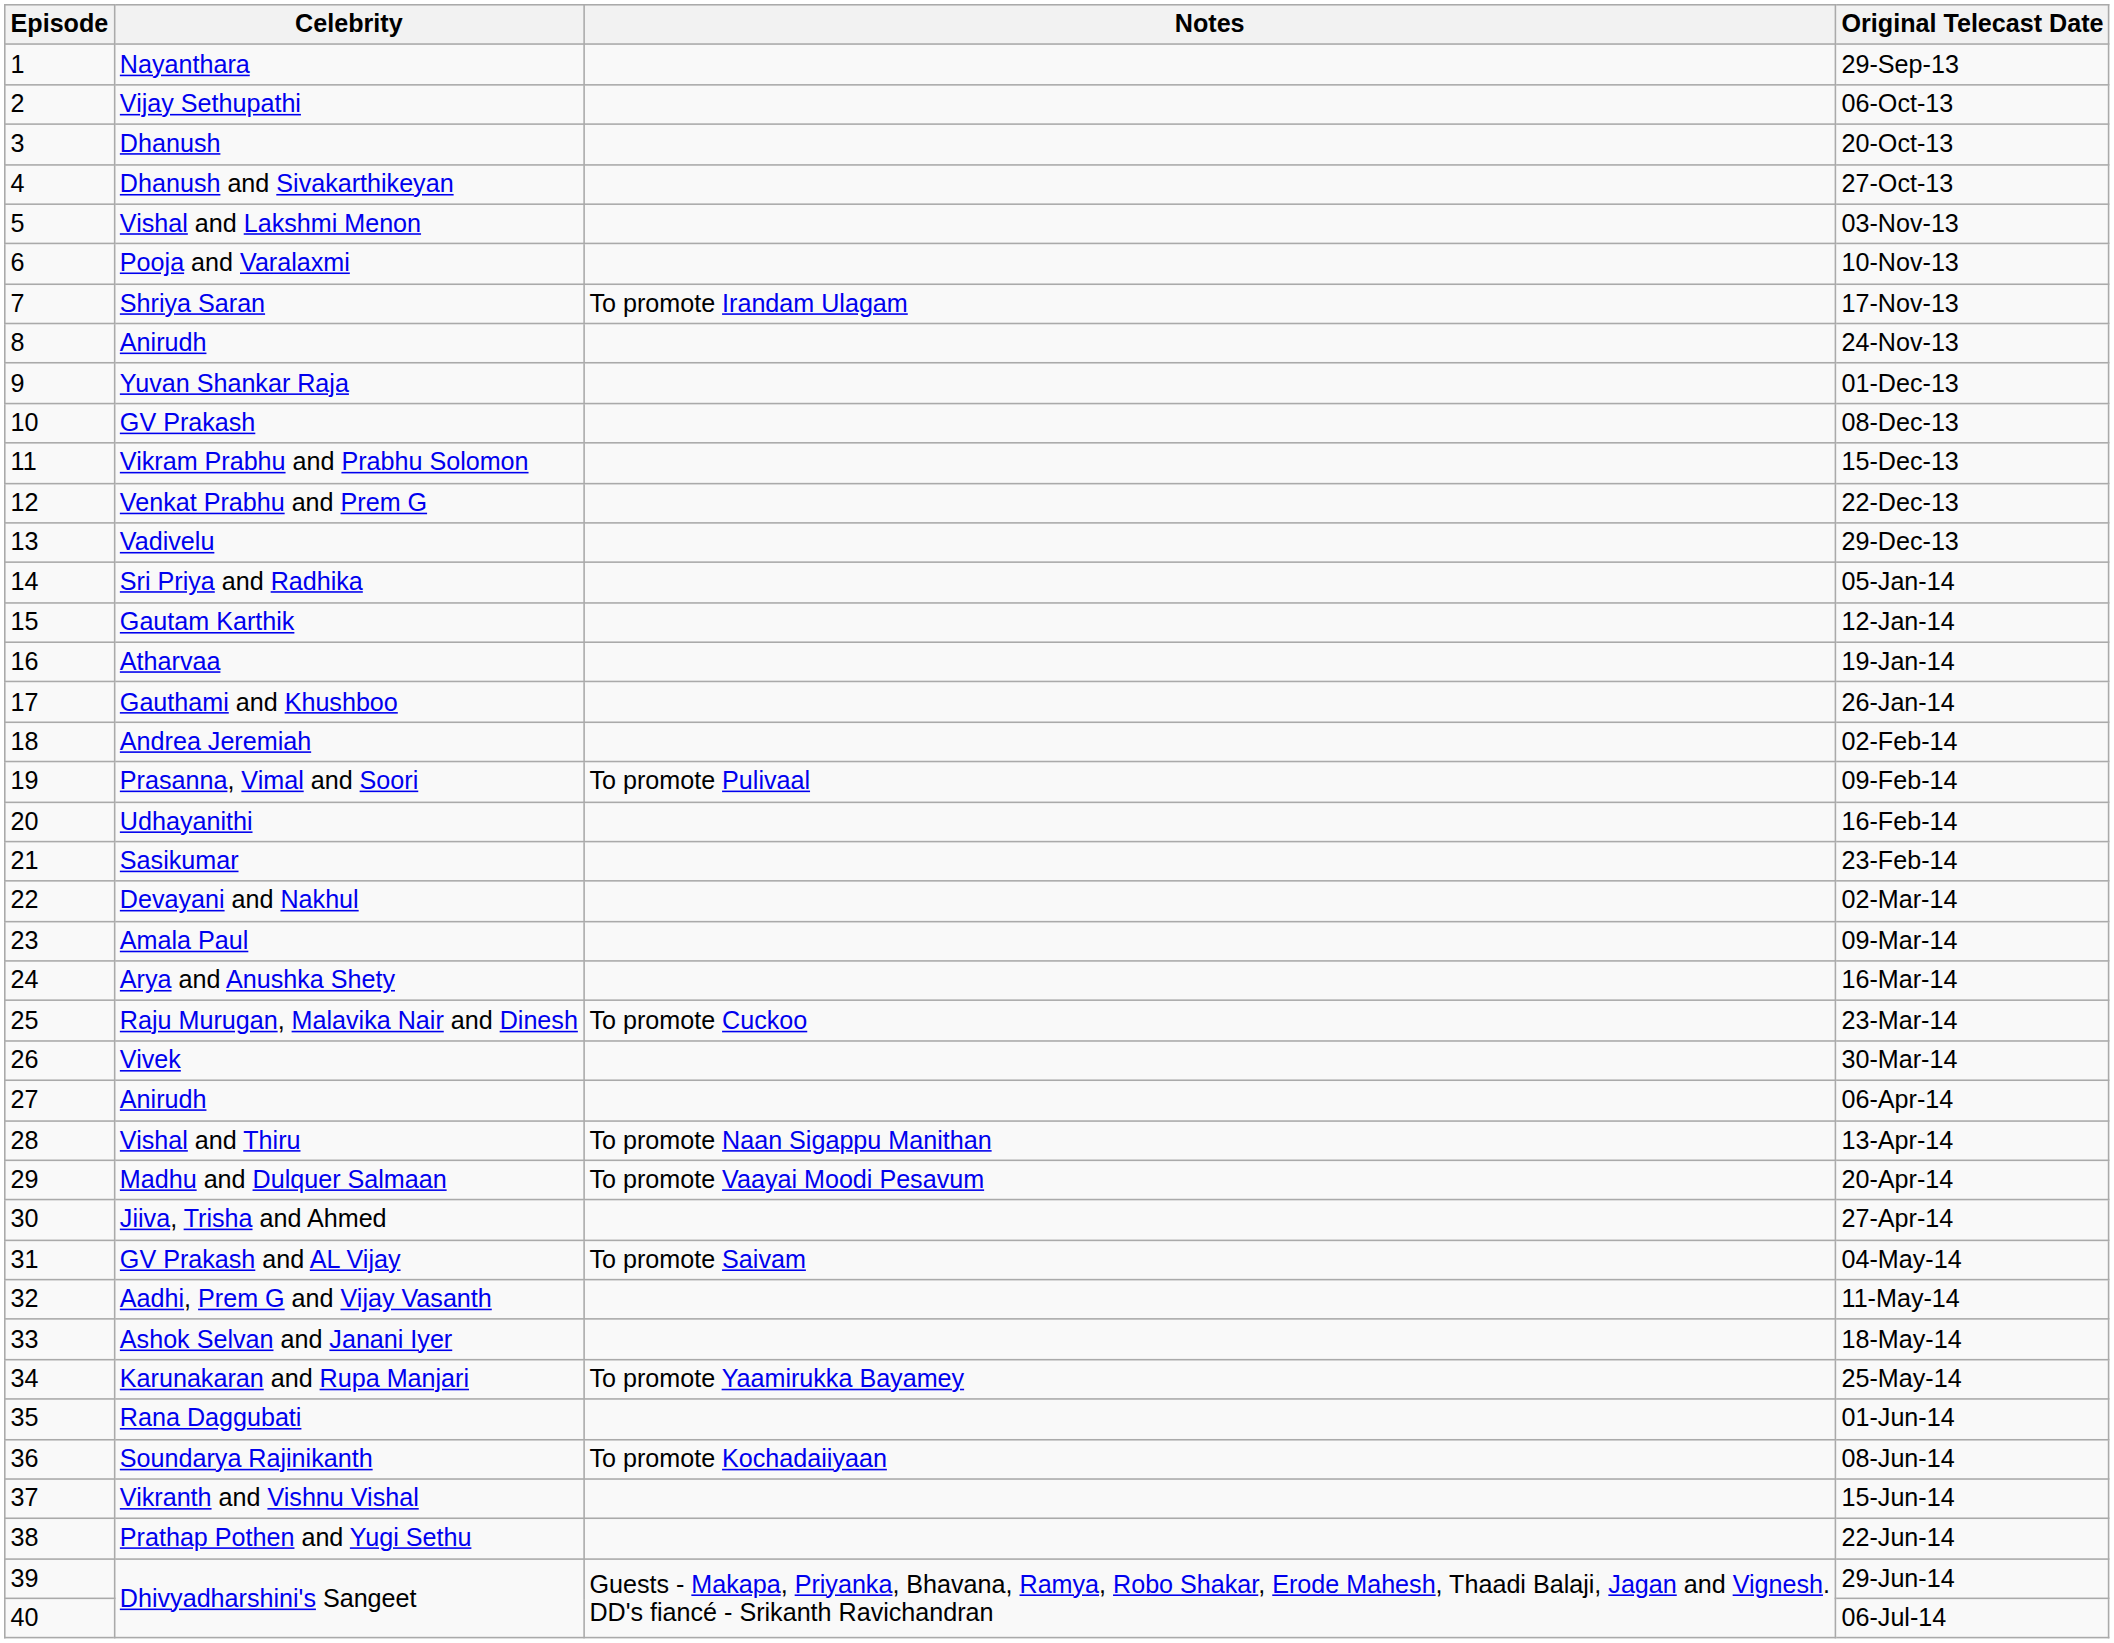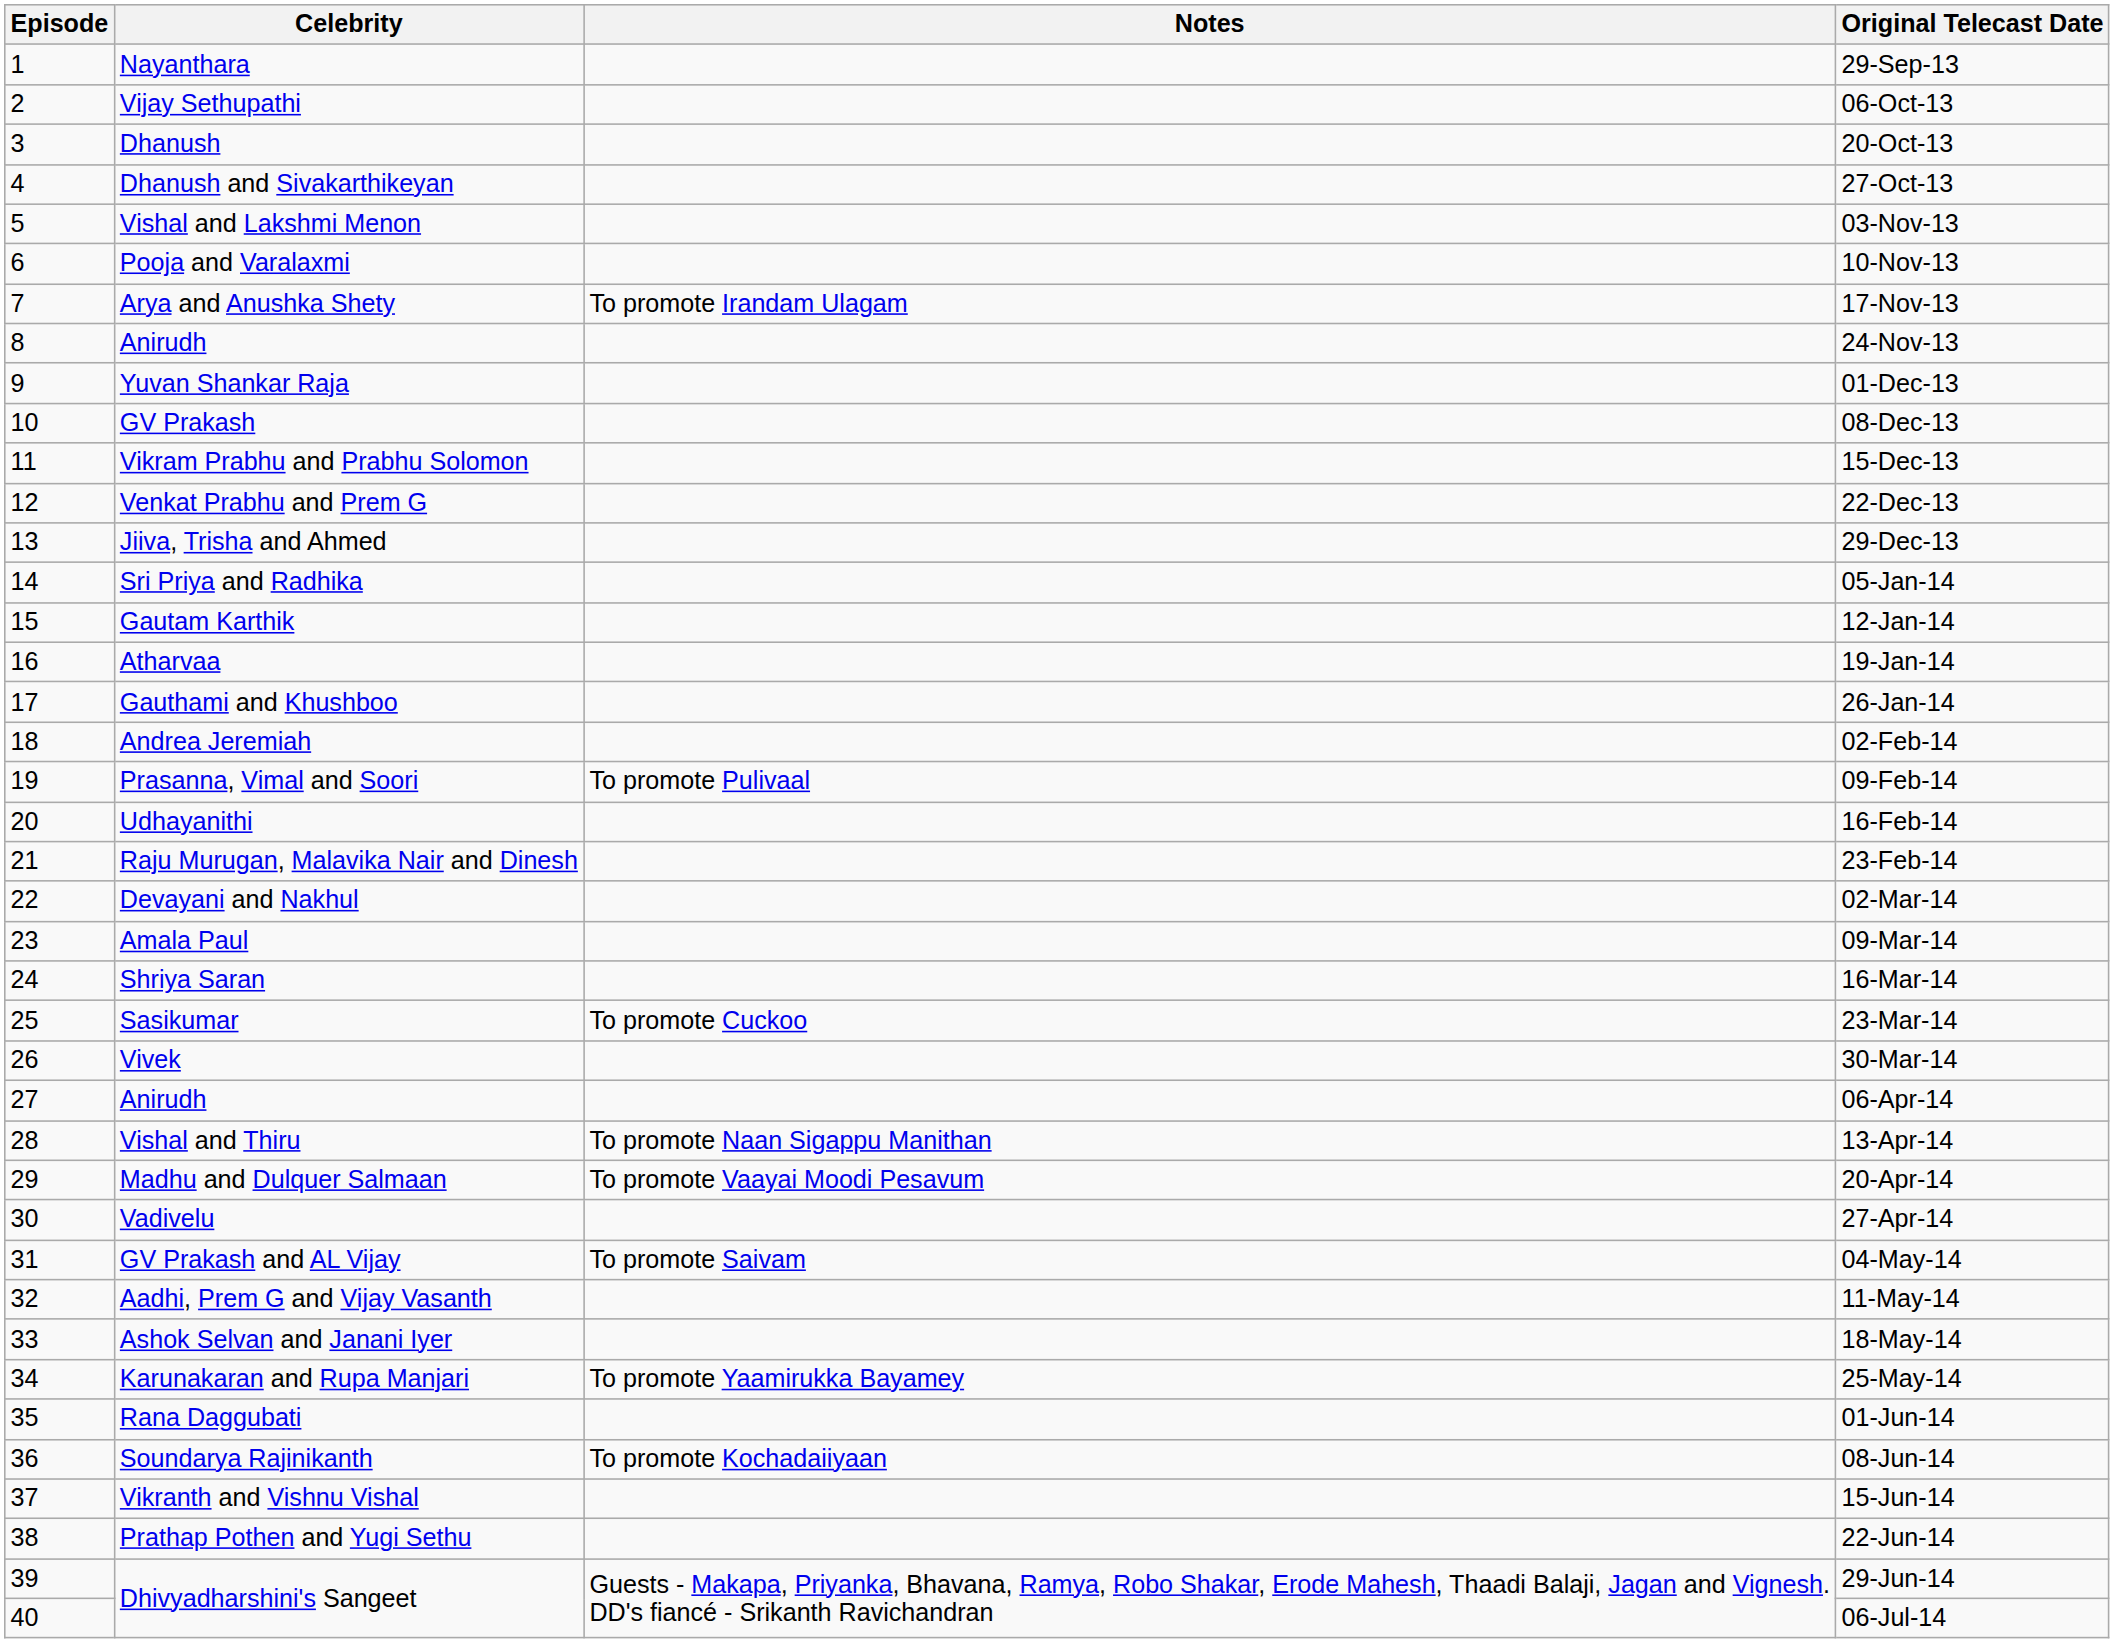(192, 303) Shriya Saran -> (257, 303) Arya and Anushka Shety
(167, 542) Vadivelu -> (253, 542) Jiiva, Trisha and Ahmed
(179, 861) Sasikumar -> (349, 861) Raju Murugan, Malavika Nair and Dinesh
(257, 980) Arya and Anushka Shety -> (192, 980) Shriya Saran
(349, 1020) Raju Murugan, Malavika Nair and Dinesh -> (179, 1020) Sasikumar
(253, 1219) Jiiva, Trisha and Ahmed -> (167, 1219) Vadivelu
